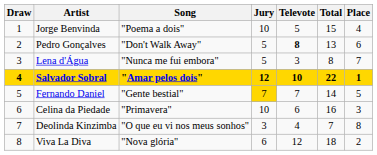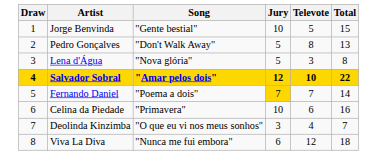- column: (358, 12)
(153, 28) "Poema a dois" -> (166, 28) "Gente bestial"
(297, 45) bold -> (311, 45) normal
(170, 61) "Nunca me fui embora" -> (164, 61) "Nova glória"
(152, 93) "Gente bestial" -> (167, 93) "Poema a dois"
(150, 142) "Nova glória" -> (184, 142) "Nunca me fui embora"
